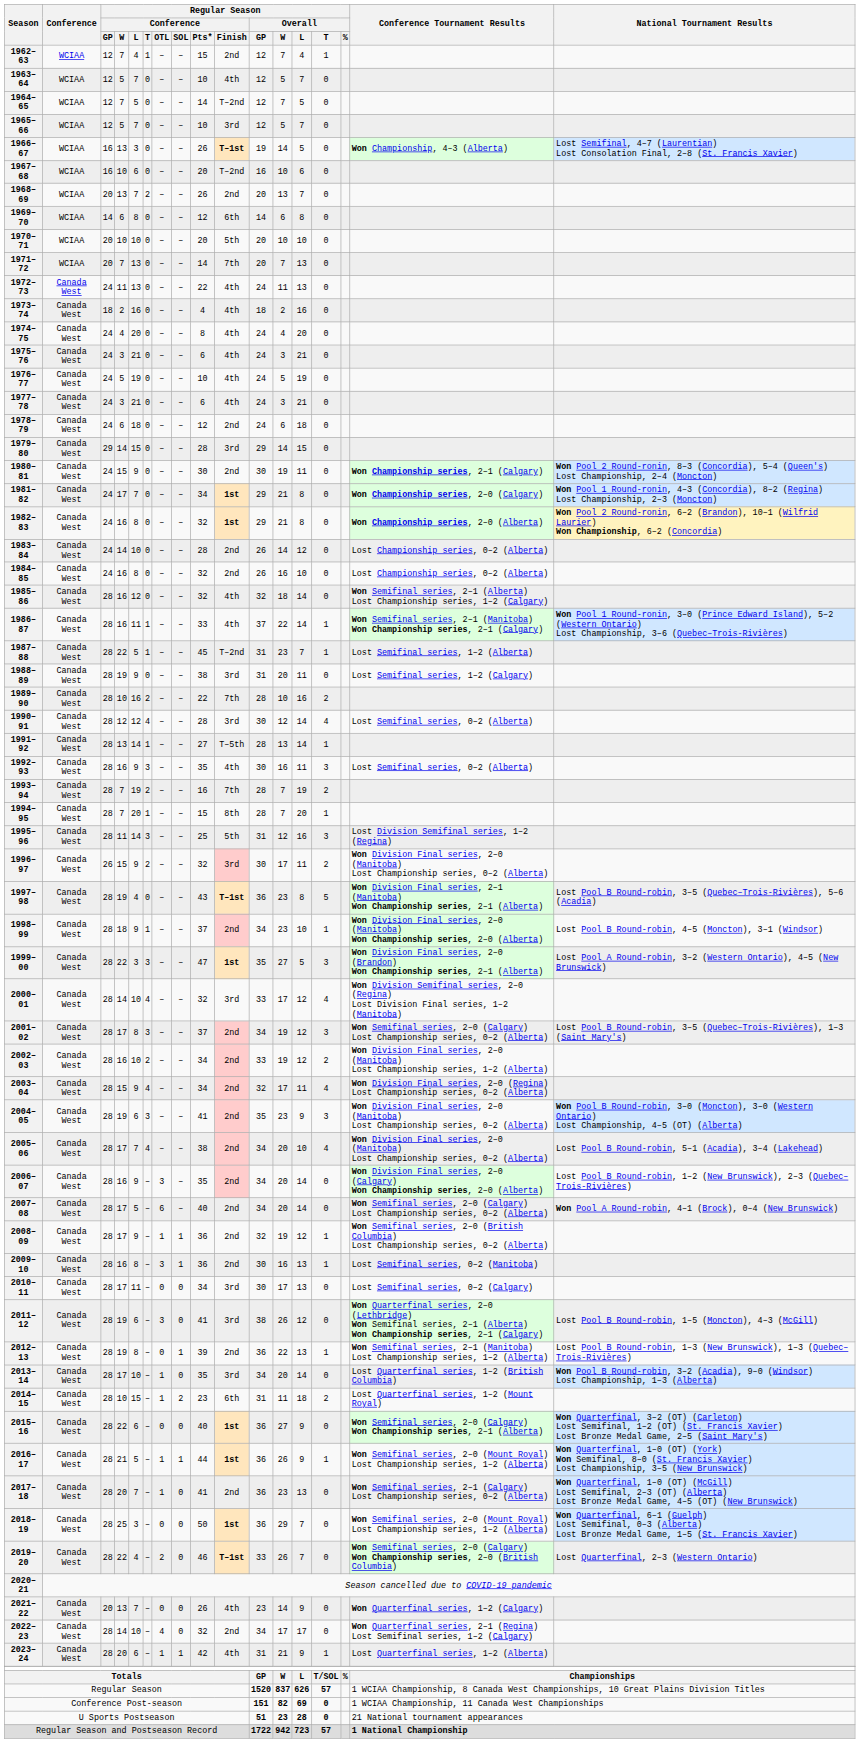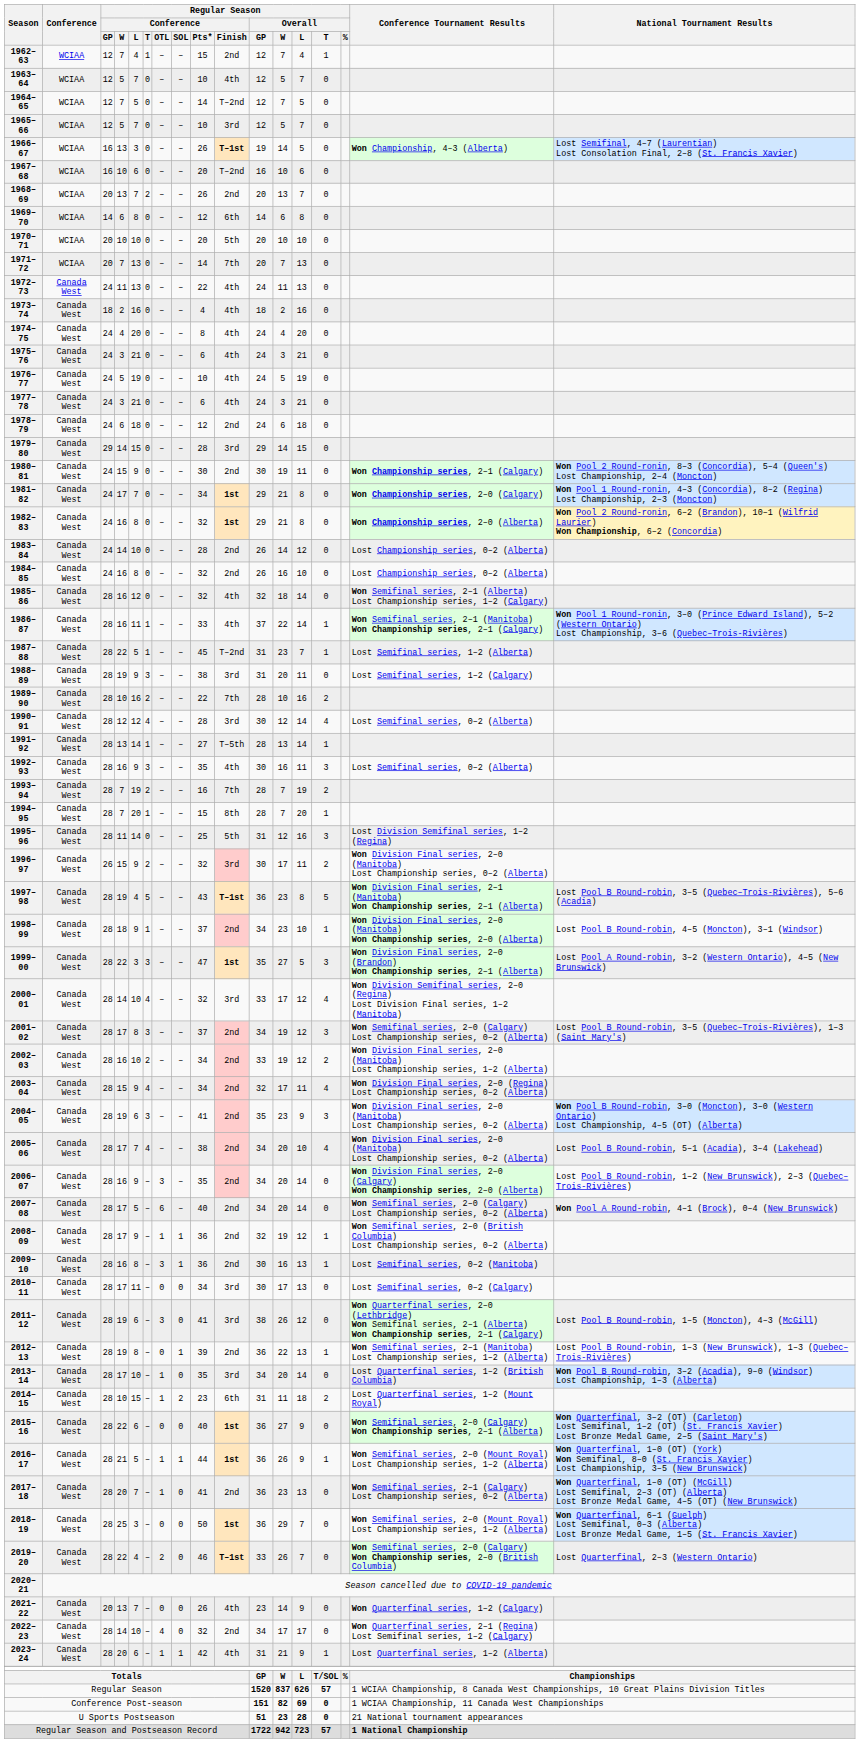(148, 676) 0 -> (148, 676) 3
(148, 837) 3 -> (148, 837) 0
(148, 898) 0 -> (148, 898) 5
